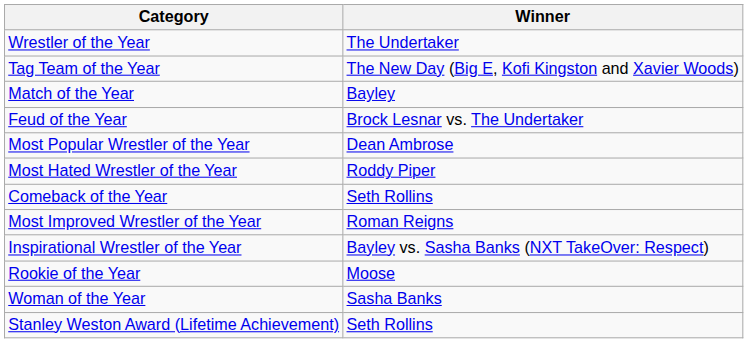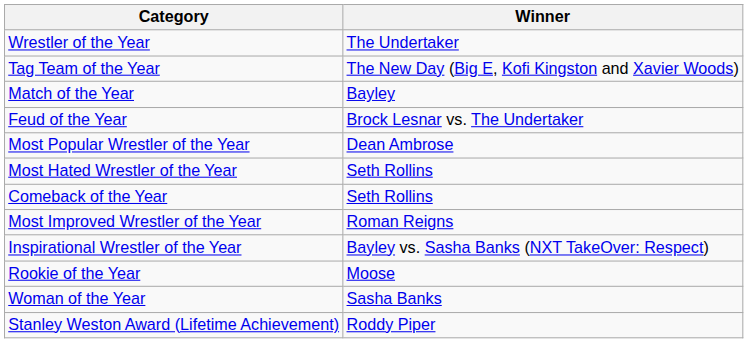(391, 171) Roddy Piper -> (390, 171) Seth Rollins
(390, 324) Seth Rollins -> (391, 324) Roddy Piper
